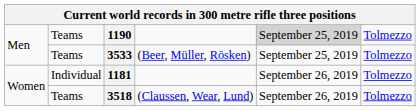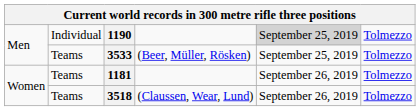(67, 35) Teams -> (76, 35) Individual
(76, 75) Individual -> (67, 75) Teams
